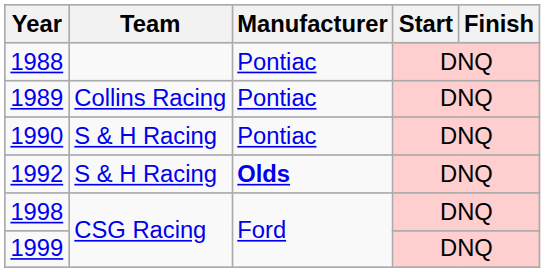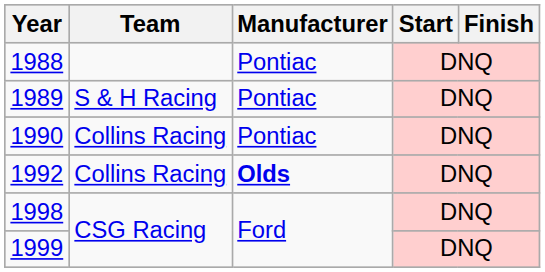(150, 99) Collins Racing -> (146, 99) S & H Racing
(146, 137) S & H Racing -> (150, 137) Collins Racing
(146, 174) S & H Racing -> (150, 174) Collins Racing
